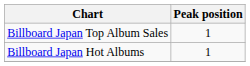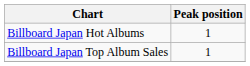rows swapped: (76, 52) <-> (88, 33)
